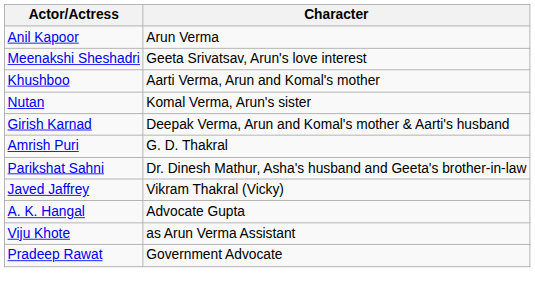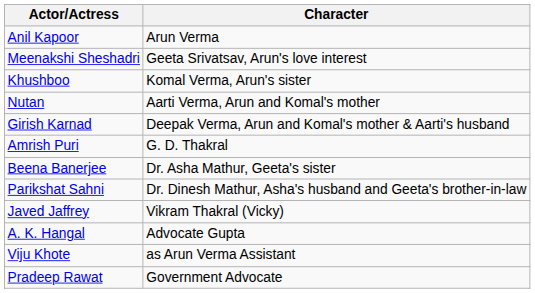(263, 80) Aarti Verma, Arun and Komal's mother -> (229, 80) Komal Verma, Arun's sister
(229, 102) Komal Verma, Arun's sister -> (263, 102) Aarti Verma, Arun and Komal's mother
+ row: (57, 168)
